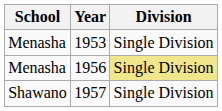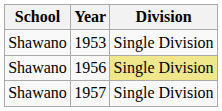(37, 42) Menasha -> (38, 42) Shawano
(37, 67) Menasha -> (38, 67) Shawano
